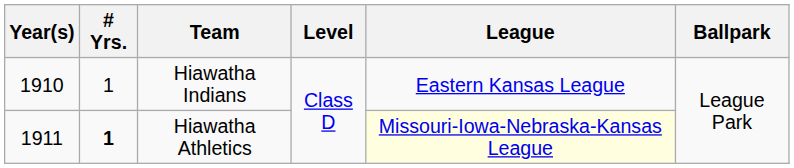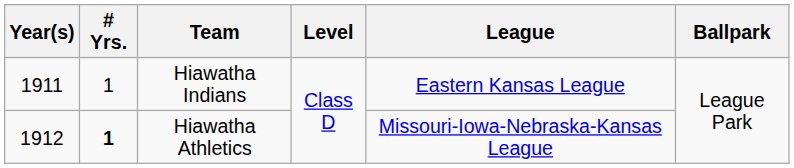(42, 84) 1910 -> (42, 84) 1911
(42, 137) 1911 -> (42, 137) 1912
(520, 137) lightyellow background -> (520, 137) no background
